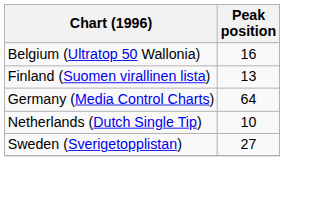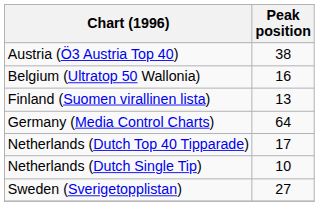+ row: (93, 54)
+ row: (128, 144)
